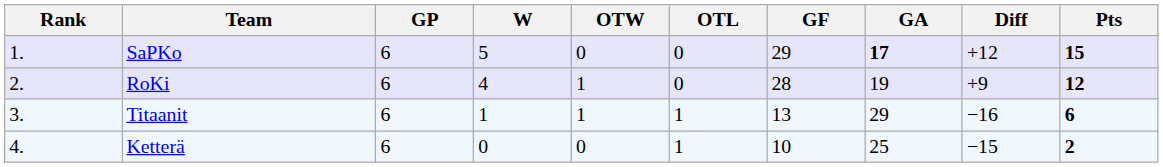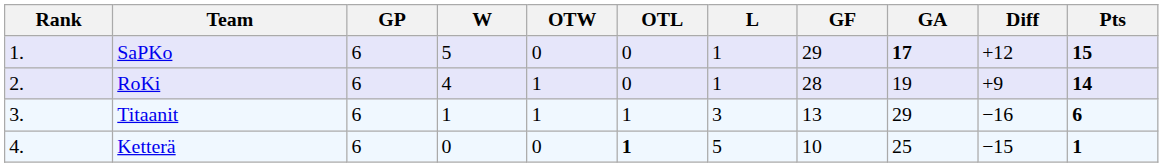+ column: (752, 20)
(1075, 83) 12 -> (1082, 83) 14
(679, 146) normal -> (627, 146) bold
(1070, 146) 2 -> (1077, 146) 1
